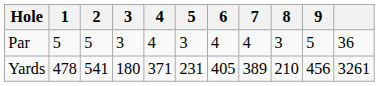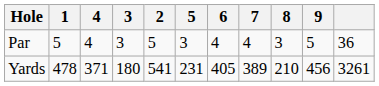columns swapped: (96, 17) <-> (160, 17)
